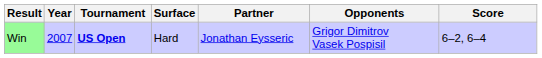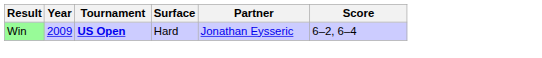- column: (374, 13)
(60, 37) 2007 -> (60, 31) 2009
